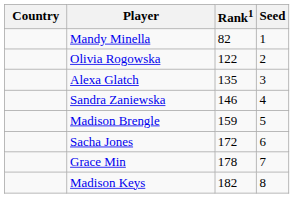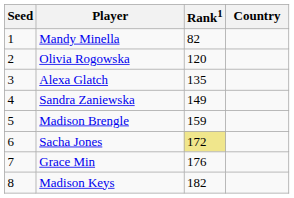columns swapped: (36, 16) <-> (272, 16)
(228, 59) 122 -> (197, 59) 120
(228, 100) 146 -> (197, 100) 149
(228, 141) no background -> (197, 141) khaki background
(228, 162) 178 -> (197, 162) 176
